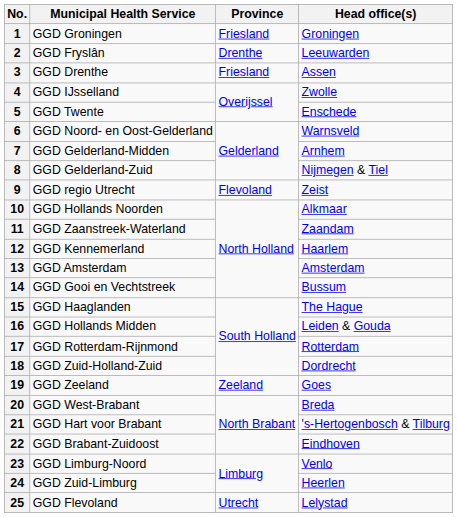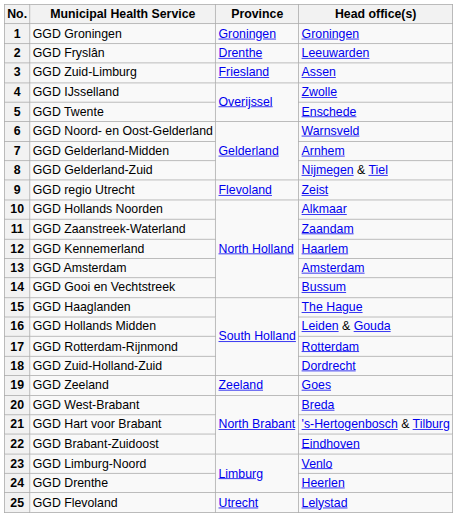(244, 33) Friesland -> (247, 33) Groningen
(70, 72) GGD Drenthe -> (85, 72) GGD Zuid-Limburg
(85, 483) GGD Zuid-Limburg -> (70, 483) GGD Drenthe
